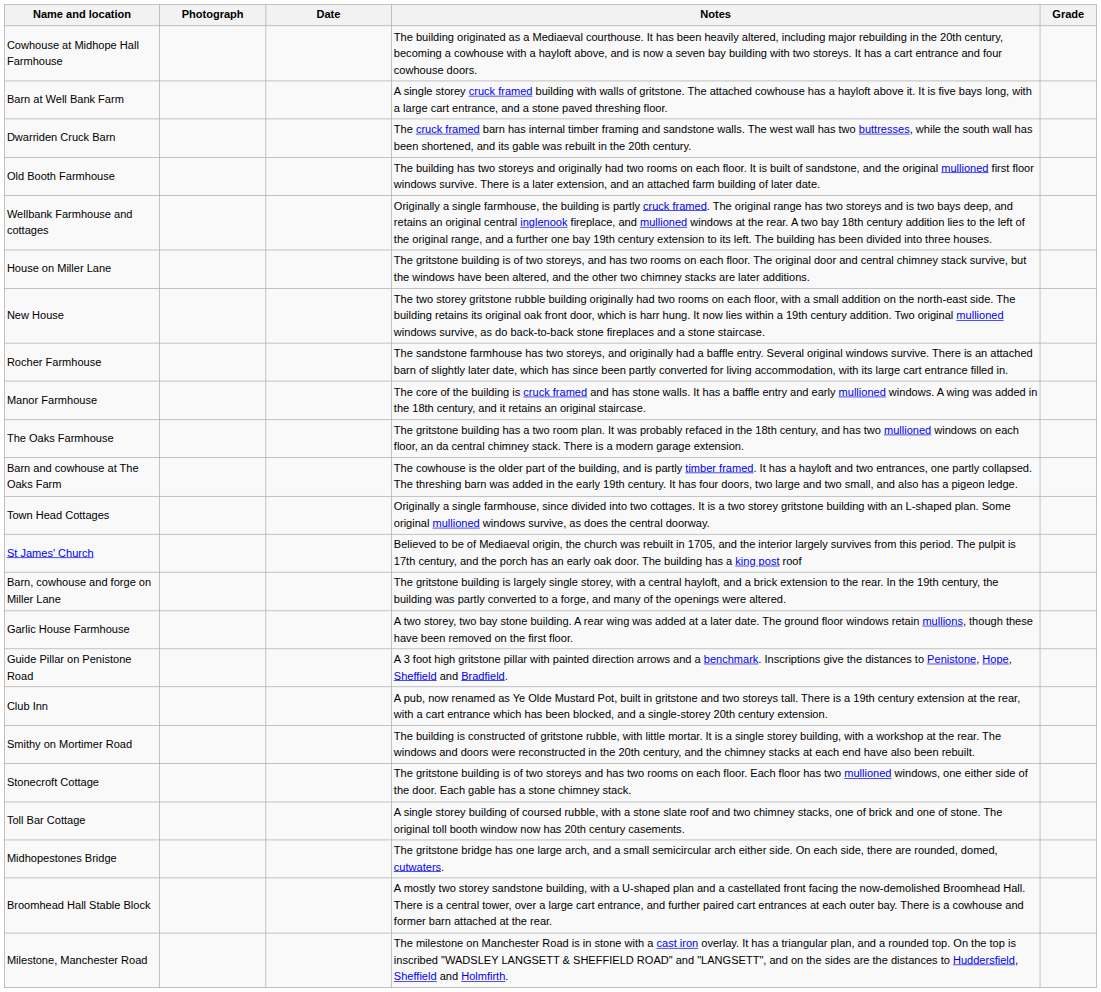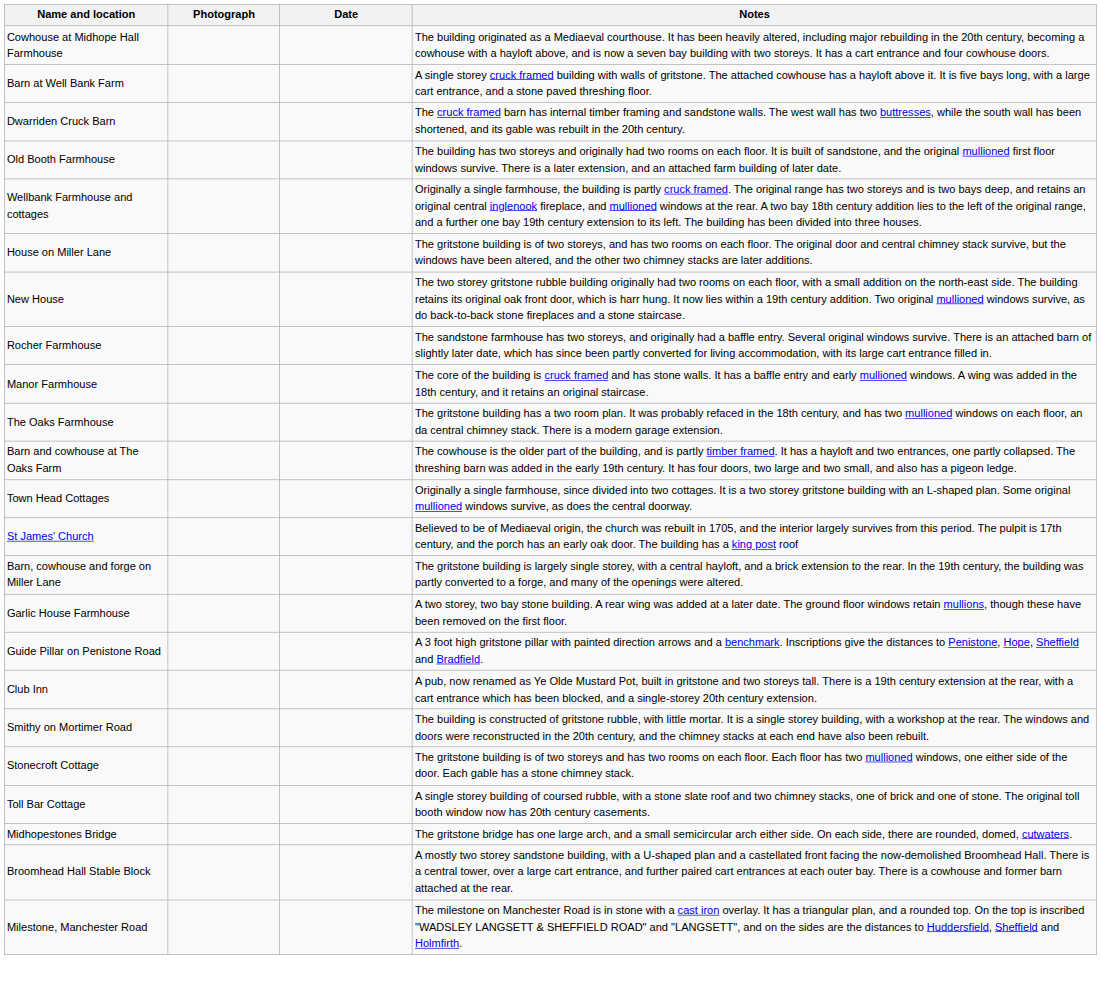- column: (1068, 15)
